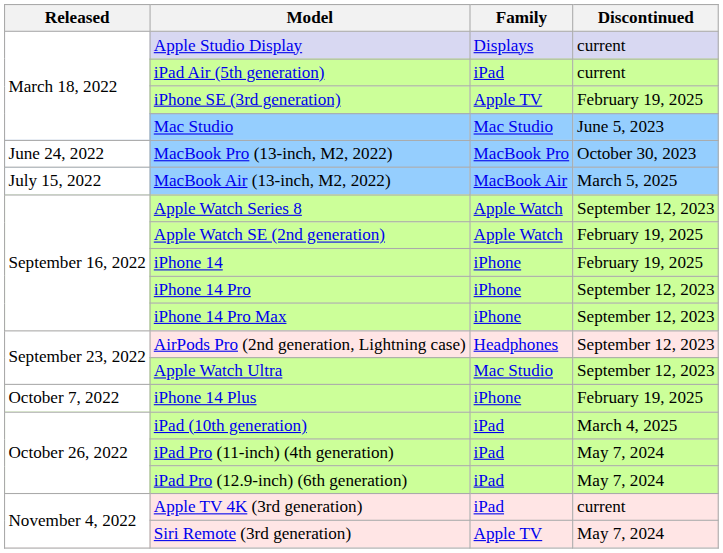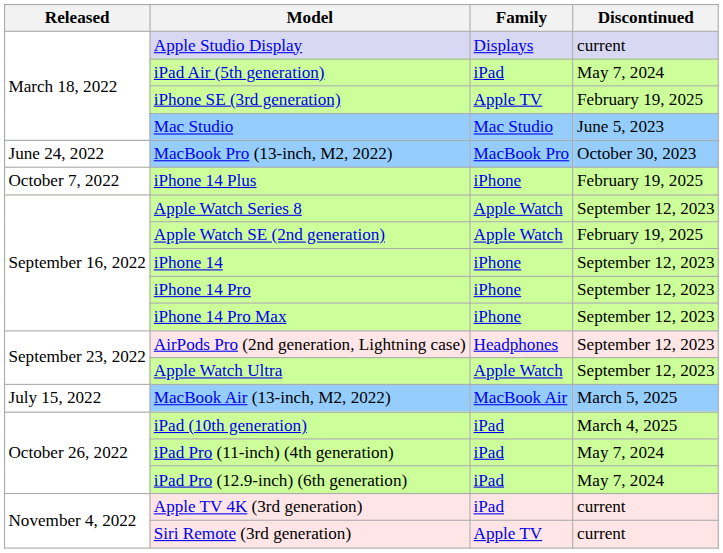(601, 72) current -> (621, 72) May 7, 2024
rows swapped: (272, 180) <-> (205, 398)
(640, 262) February 19, 2025 -> (646, 262) September 12, 2023
(513, 371) Mac Studio -> (518, 371) Apple Watch
(621, 533) May 7, 2024 -> (601, 533) current
